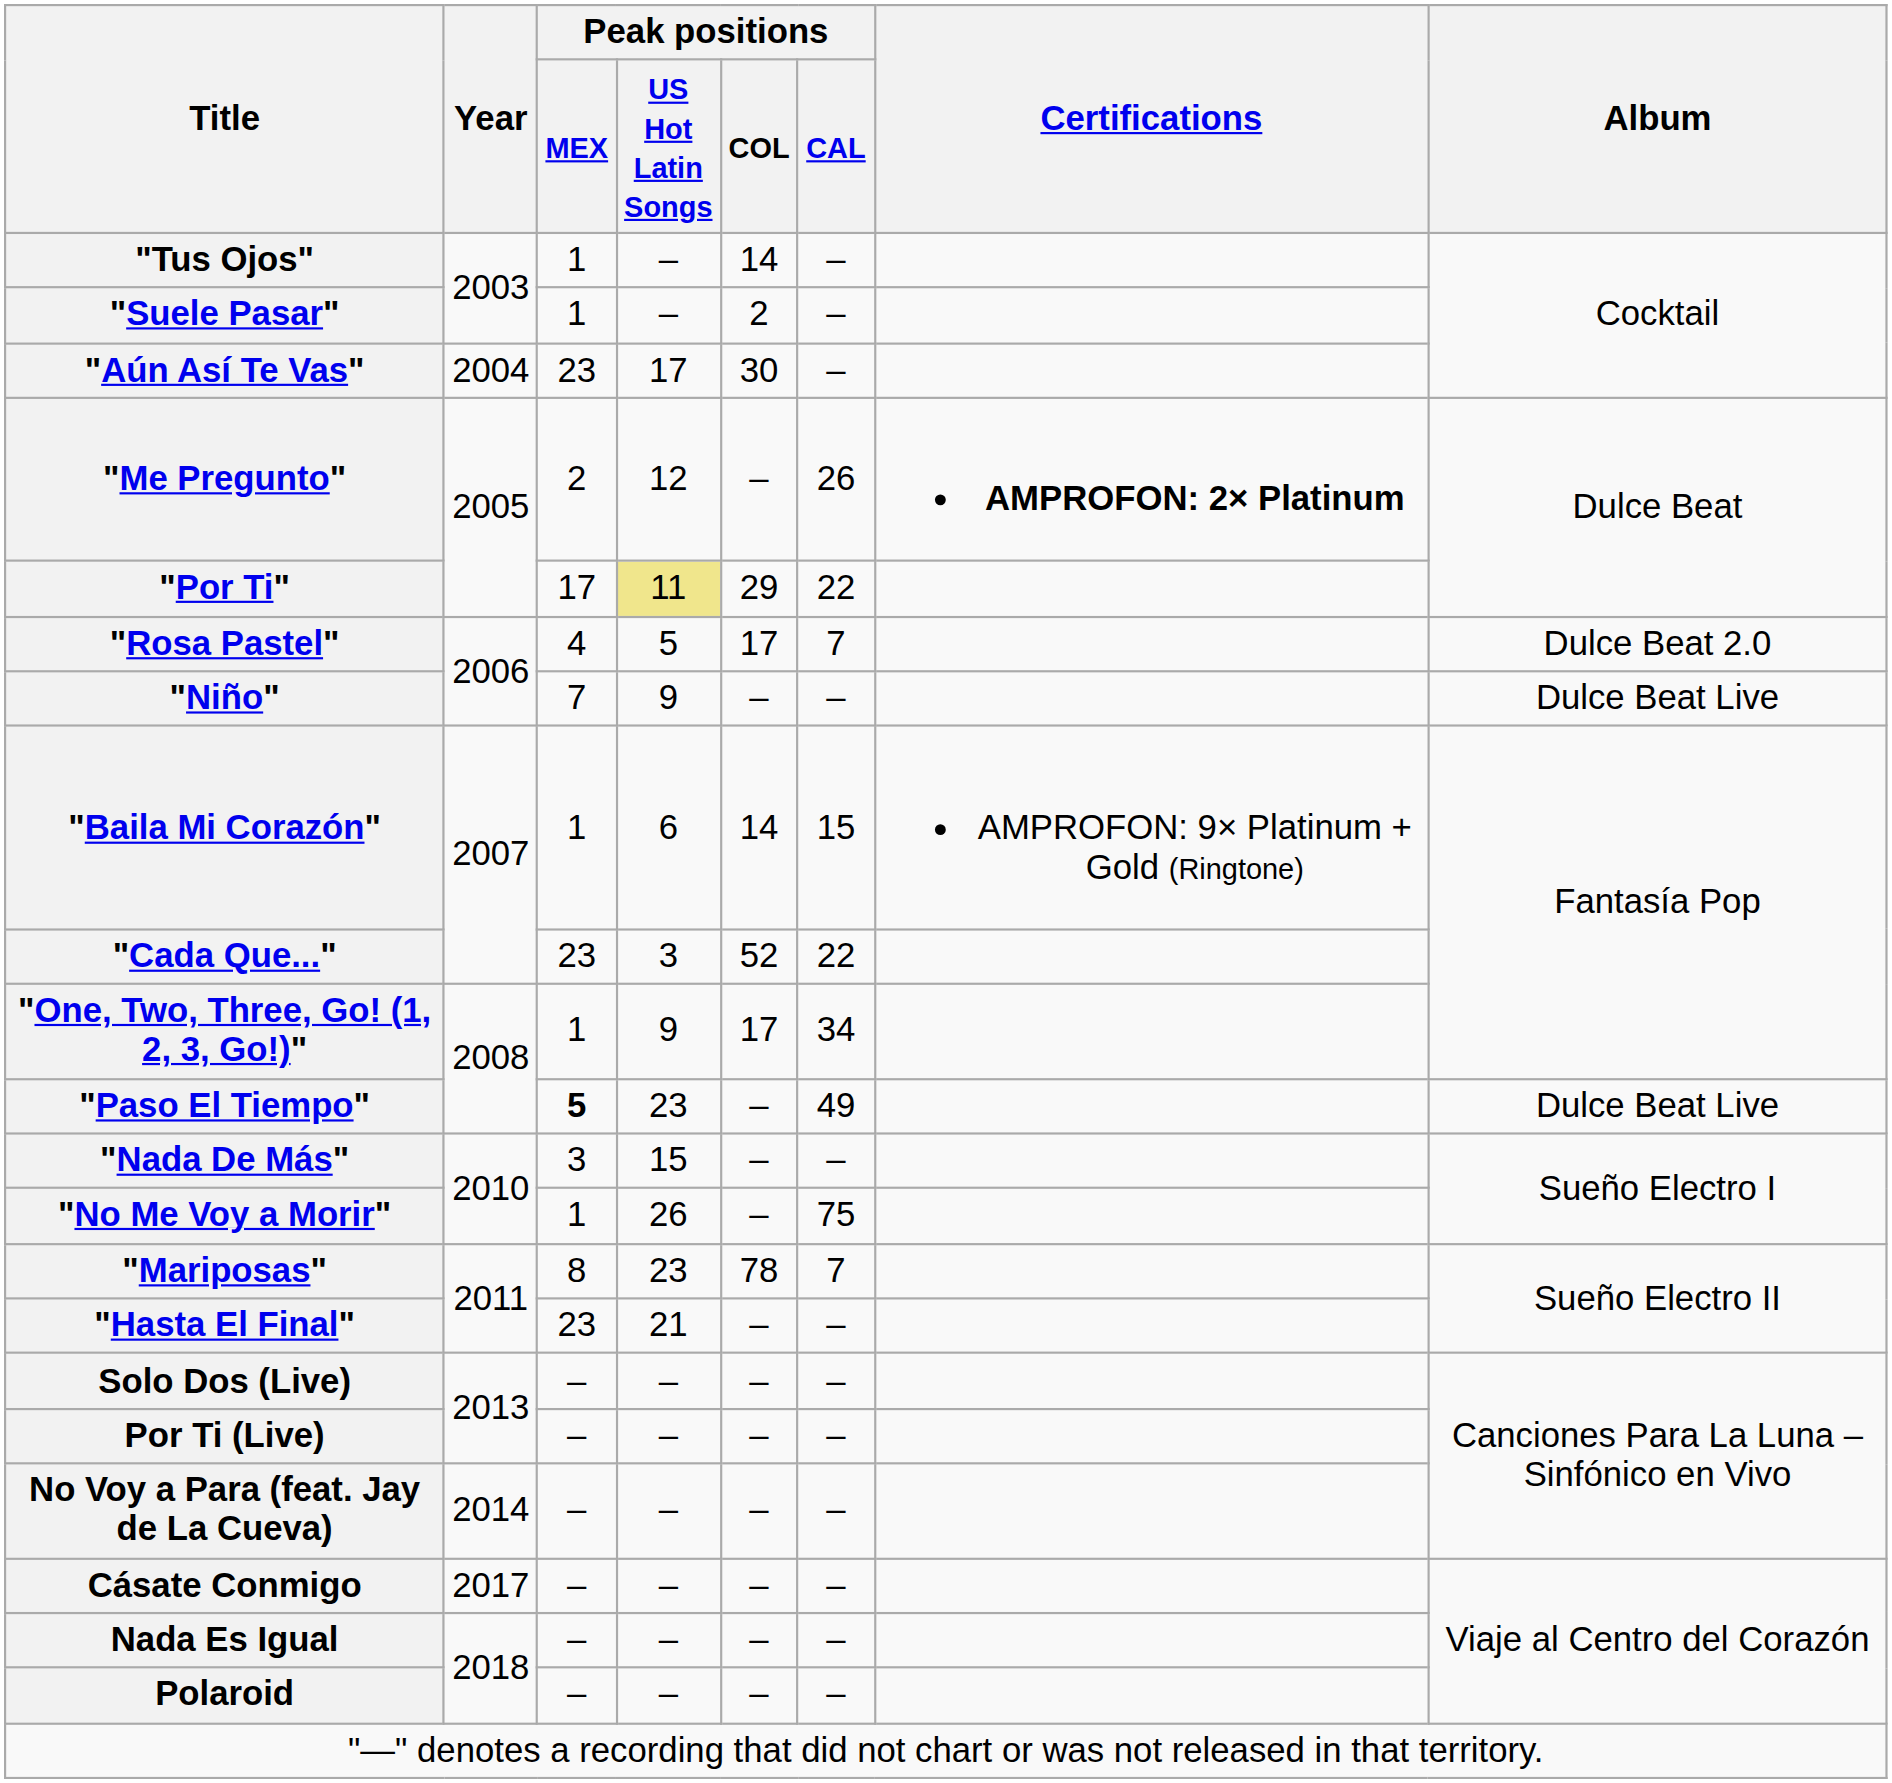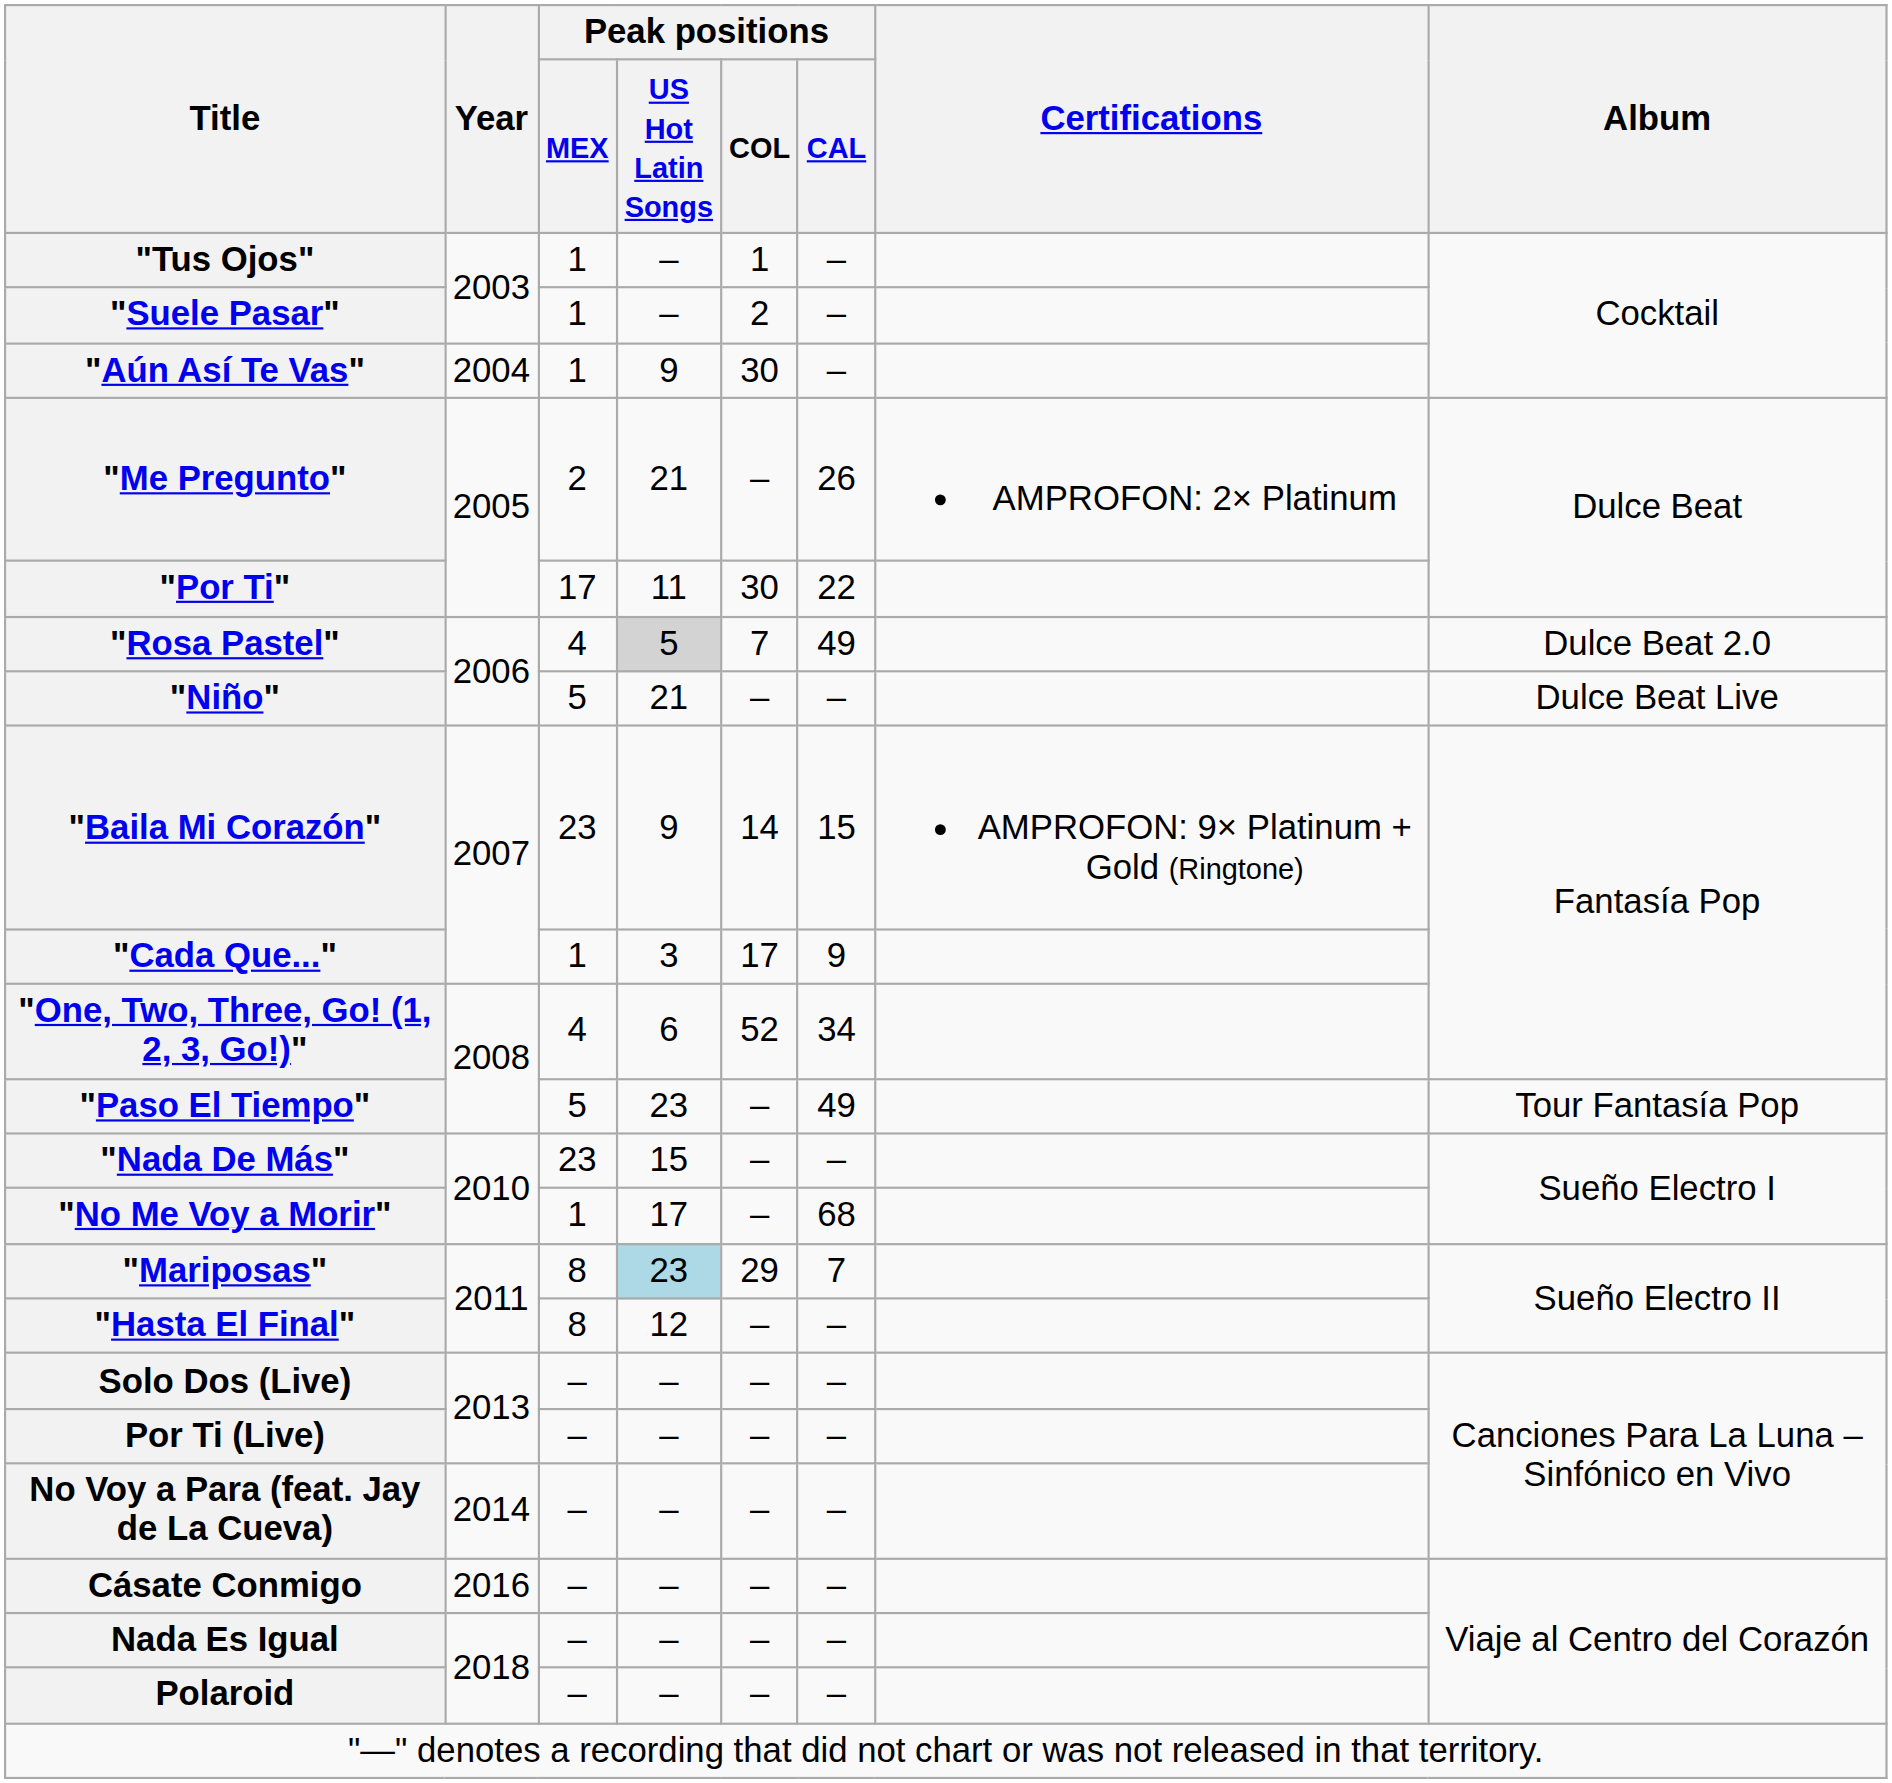(759, 259) 14 -> (760, 259) 1
(577, 369) 23 -> (577, 369) 1
(668, 369) 17 -> (669, 369) 9
(668, 478) 12 -> (669, 478) 21
(1151, 499) bold -> (1151, 499) normal
(668, 588) khaki background -> (669, 588) no background
(759, 588) 29 -> (760, 588) 30
(668, 643) no background -> (669, 643) lightgrey background
(759, 643) 17 -> (760, 643) 7
(836, 643) 7 -> (836, 643) 49
(577, 698) 7 -> (577, 698) 5
(668, 698) 9 -> (669, 698) 21
(577, 827) 1 -> (577, 827) 23
(668, 827) 6 -> (669, 827) 9
(577, 955) 23 -> (577, 955) 1
(759, 955) 52 -> (760, 955) 17
(836, 955) 22 -> (837, 955) 9
(577, 1030) 1 -> (577, 1030) 4
(668, 1030) 9 -> (669, 1030) 6
(759, 1030) 17 -> (760, 1030) 52
(577, 1105) bold -> (577, 1105) normal
(1657, 1105) Dulce Beat Live -> (1657, 1105) Tour Fantasía Pop
(577, 1160) 3 -> (577, 1160) 23
(668, 1215) 26 -> (669, 1215) 17
(836, 1215) 75 -> (836, 1215) 68
(668, 1270) no background -> (669, 1270) lightblue background
(759, 1270) 78 -> (760, 1270) 29
(577, 1325) 23 -> (577, 1325) 8
(668, 1325) 21 -> (669, 1325) 12
(491, 1584) 2017 -> (491, 1584) 2016
